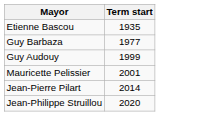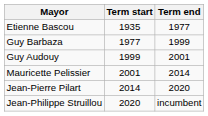+ column: (179, 12)
